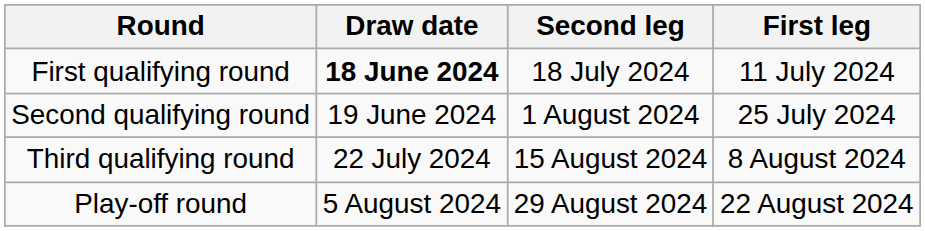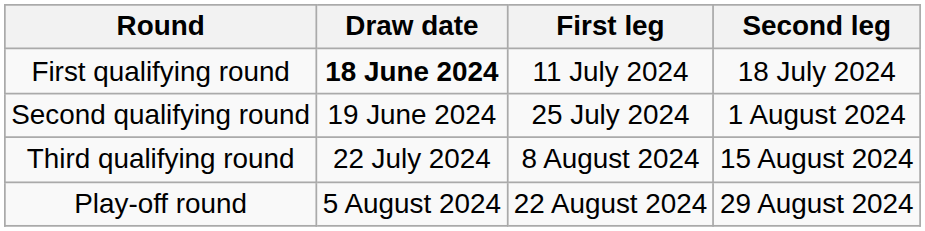columns swapped: (817, 26) <-> (610, 26)
